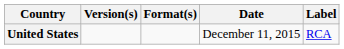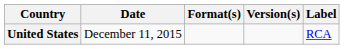columns swapped: (251, 14) <-> (111, 14)
